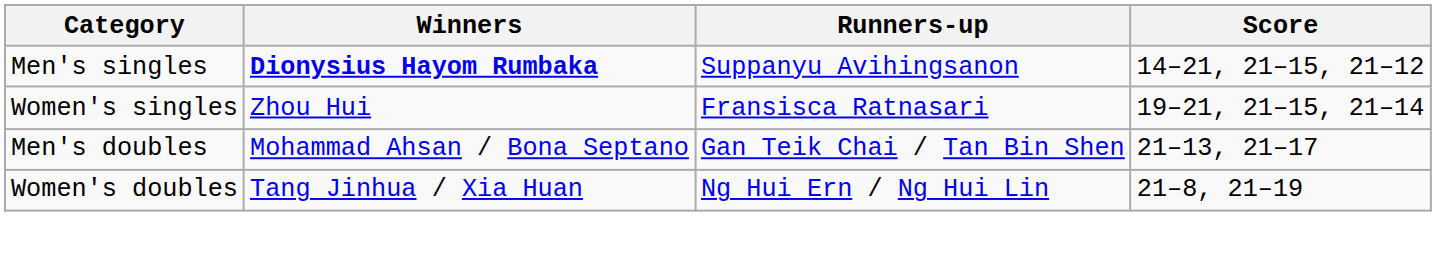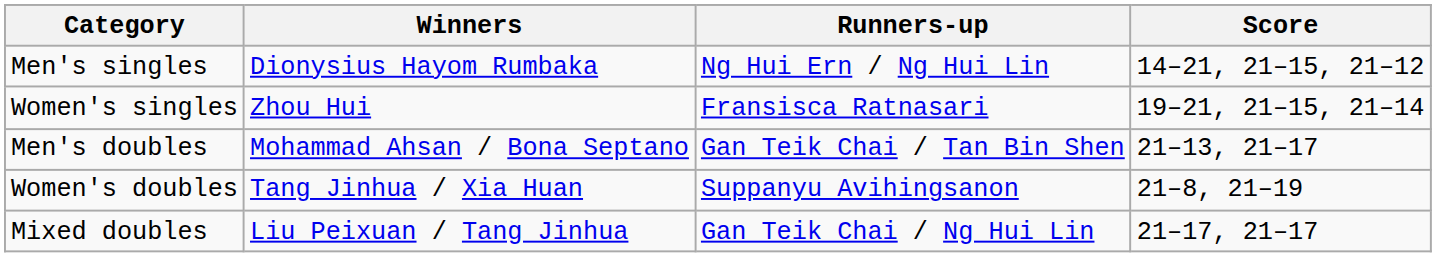(424, 67) bold -> (424, 67) normal
(860, 67) Suppanyu Avihingsanon -> (875, 67) Ng Hui Ern / Ng Hui Lin
(875, 190) Ng Hui Ern / Ng Hui Lin -> (860, 190) Suppanyu Avihingsanon
+ row: (109, 231)
